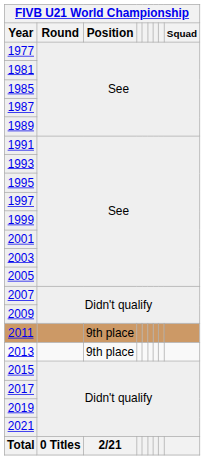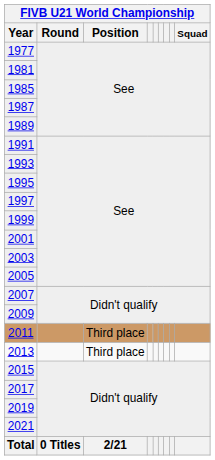(110, 333) 9th place -> (115, 333) Third place
(110, 351) 9th place -> (115, 351) Third place
